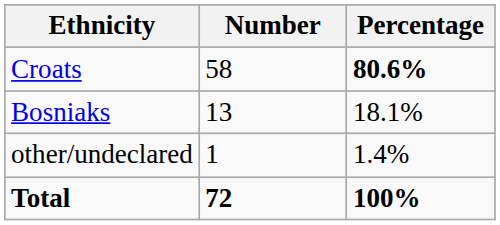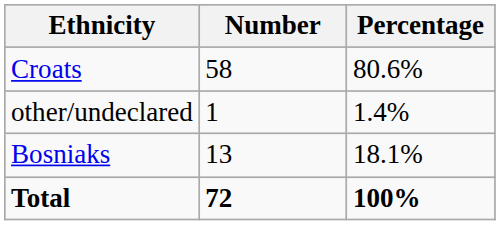(390, 68) bold -> (388, 68) normal
rows swapped: (61, 111) <-> (102, 154)
